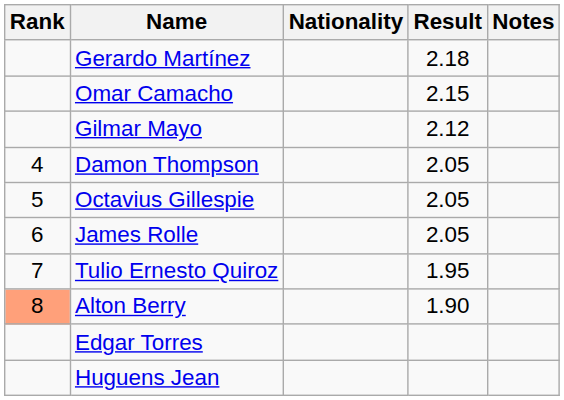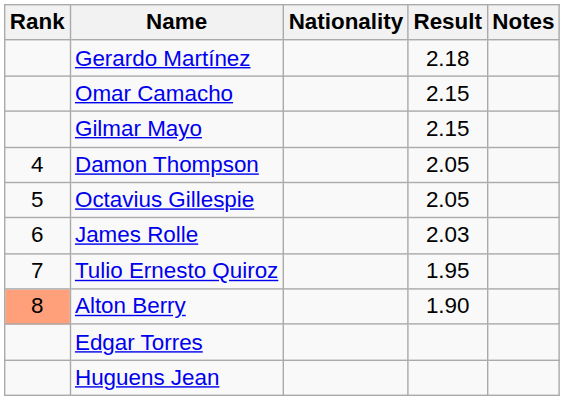(448, 128) 2.12 -> (448, 128) 2.15
(448, 235) 2.05 -> (448, 235) 2.03
